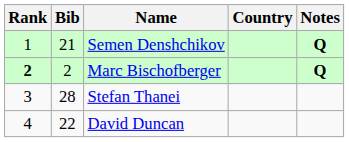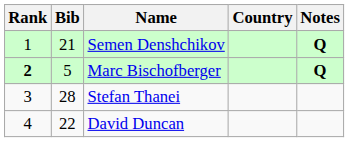(67, 70) 2 -> (67, 70) 5
